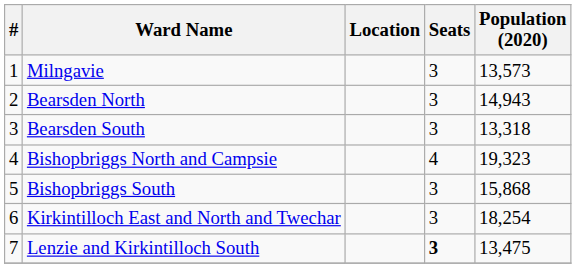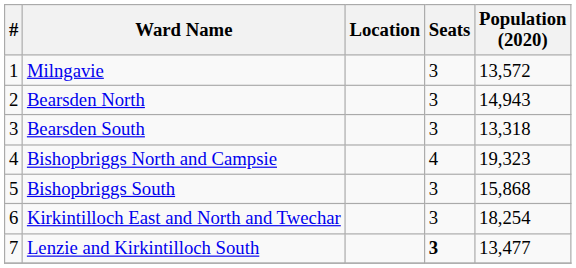(505, 70) 13,573 -> (505, 70) 13,572
(505, 248) 13,475 -> (505, 248) 13,477
